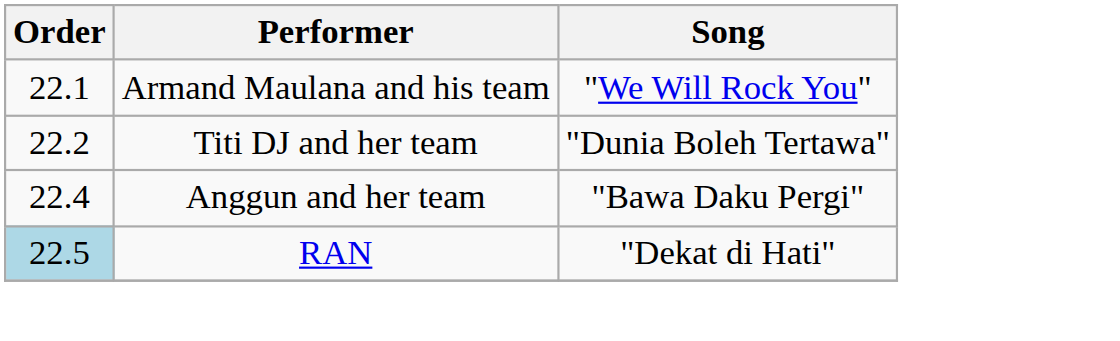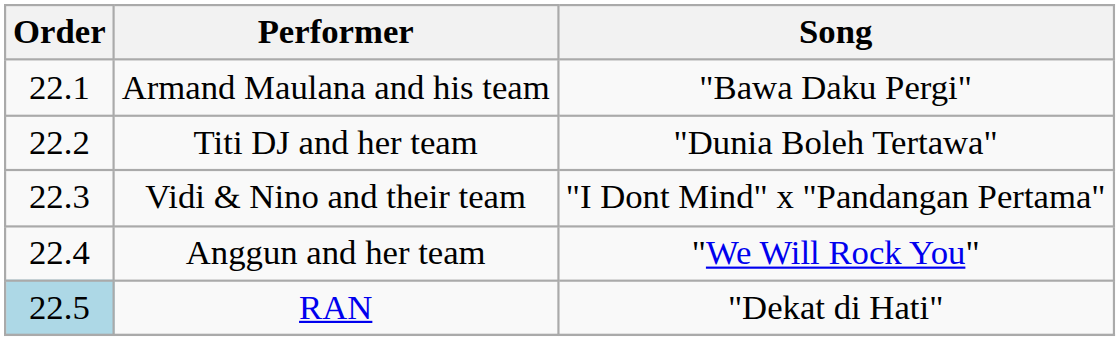(728, 87) "We Will Rock You" -> (836, 87) "Bawa Daku Pergi"
+ row: (336, 197)
(728, 197) "Bawa Daku Pergi" -> (836, 252) "We Will Rock You"
